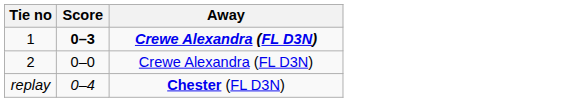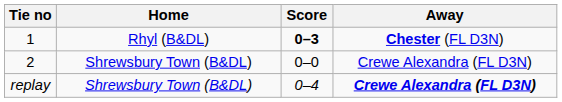+ column: (169, 16)
(226, 39) Crewe Alexandra (FL D3N) -> (445, 39) Chester (FL D3N)
(226, 85) Chester (FL D3N) -> (445, 85) Crewe Alexandra (FL D3N)
